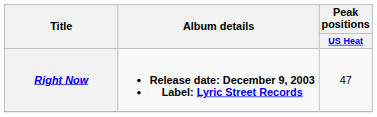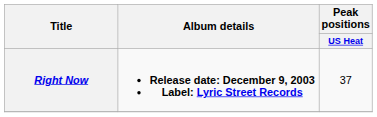(346, 80) 47 -> (346, 80) 37
